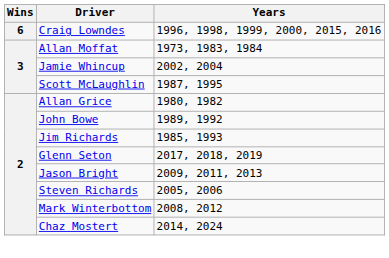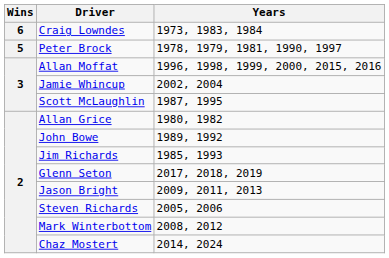(269, 31) 1996, 1998, 1999, 2000, 2015, 2016 -> (209, 31) 1973, 1983, 1984
+ row: (75, 49)
(209, 49) 1973, 1983, 1984 -> (269, 67) 1996, 1998, 1999, 2000, 2015, 2016
